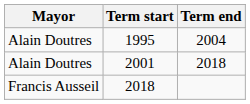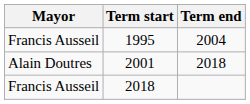(50, 39) Alain Doutres -> (54, 39) Francis Ausseil
